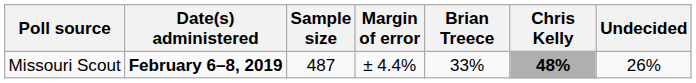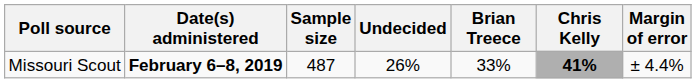columns swapped: (390, 28) <-> (644, 28)
(553, 65) 48% -> (580, 65) 41%
